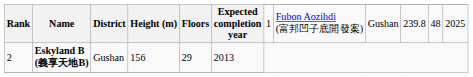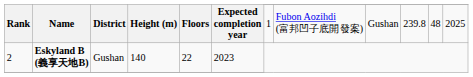(138, 57) 156 -> (138, 57) 140
(187, 57) 29 -> (187, 57) 22
(224, 57) 2013 -> (224, 57) 2023
